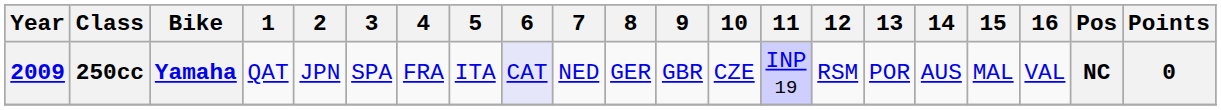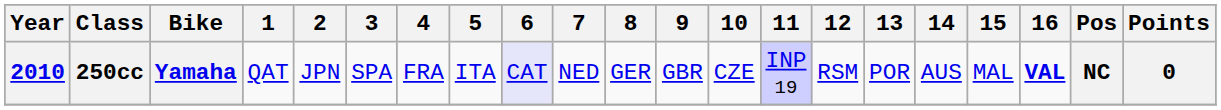(38, 74) 2009 -> (38, 74) 2010
(1045, 74) normal -> (1045, 74) bold
